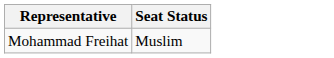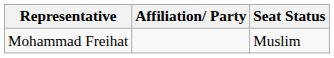+ column: (191, 16)
